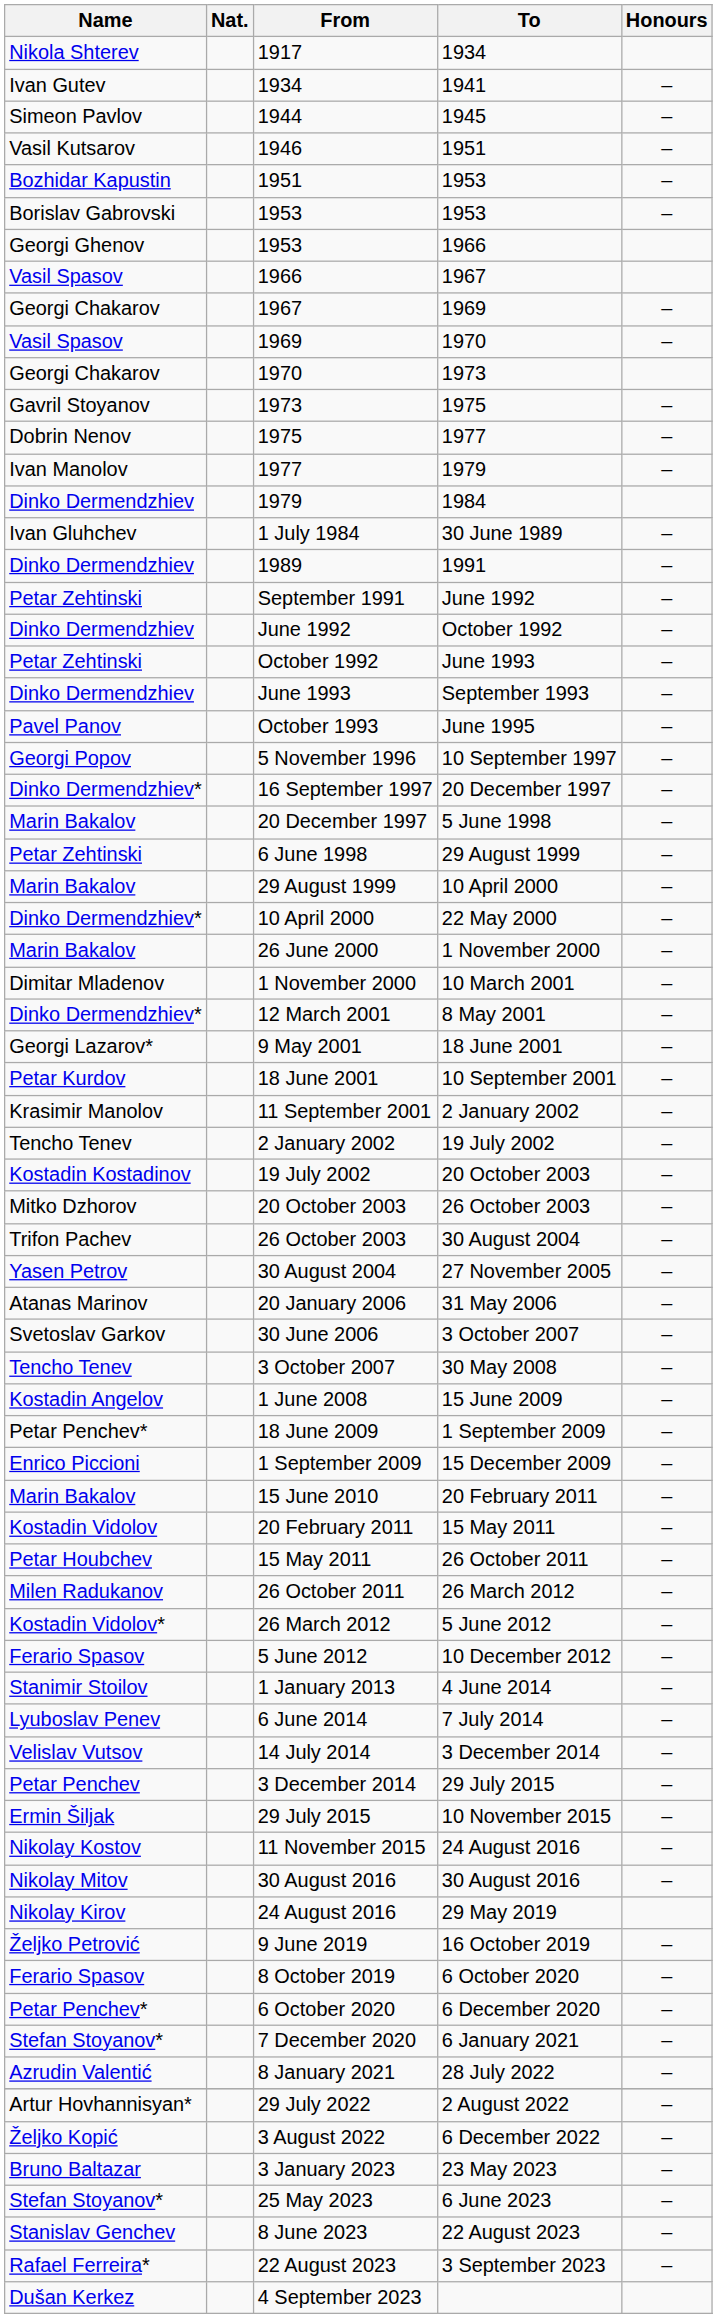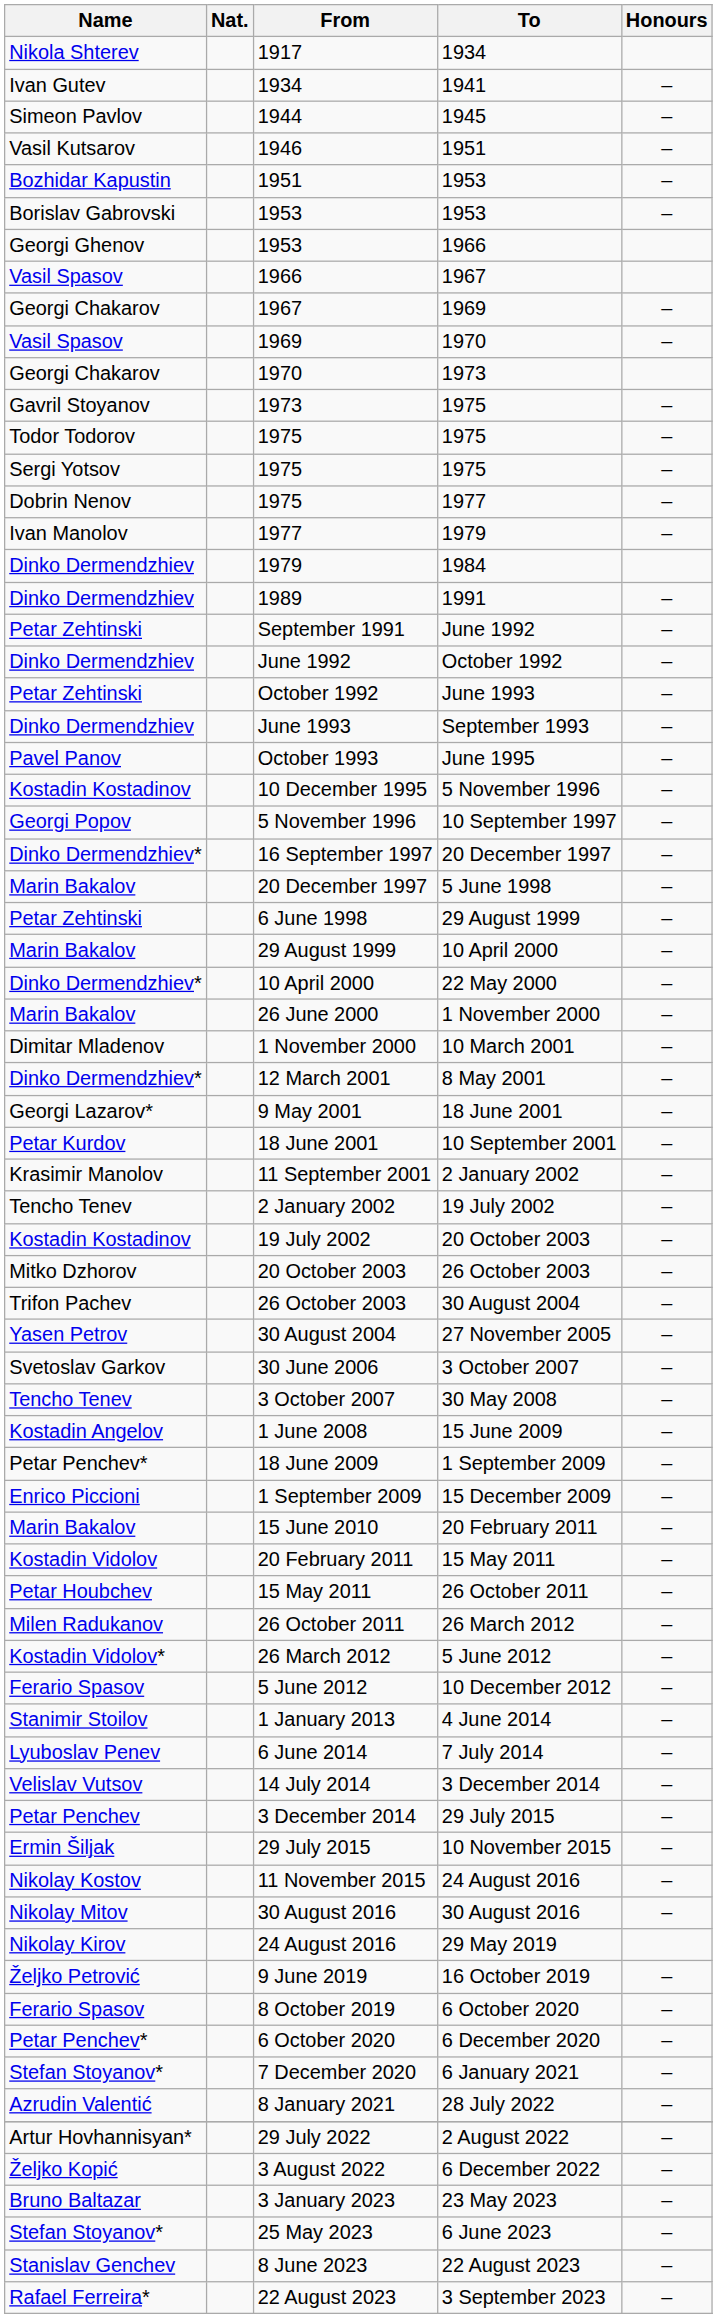+ row: (72, 437)
+ row: (65, 469)
- row: (73, 533)
+ row: (100, 789)
- row: (78, 1302)
- row: (72, 2296)
